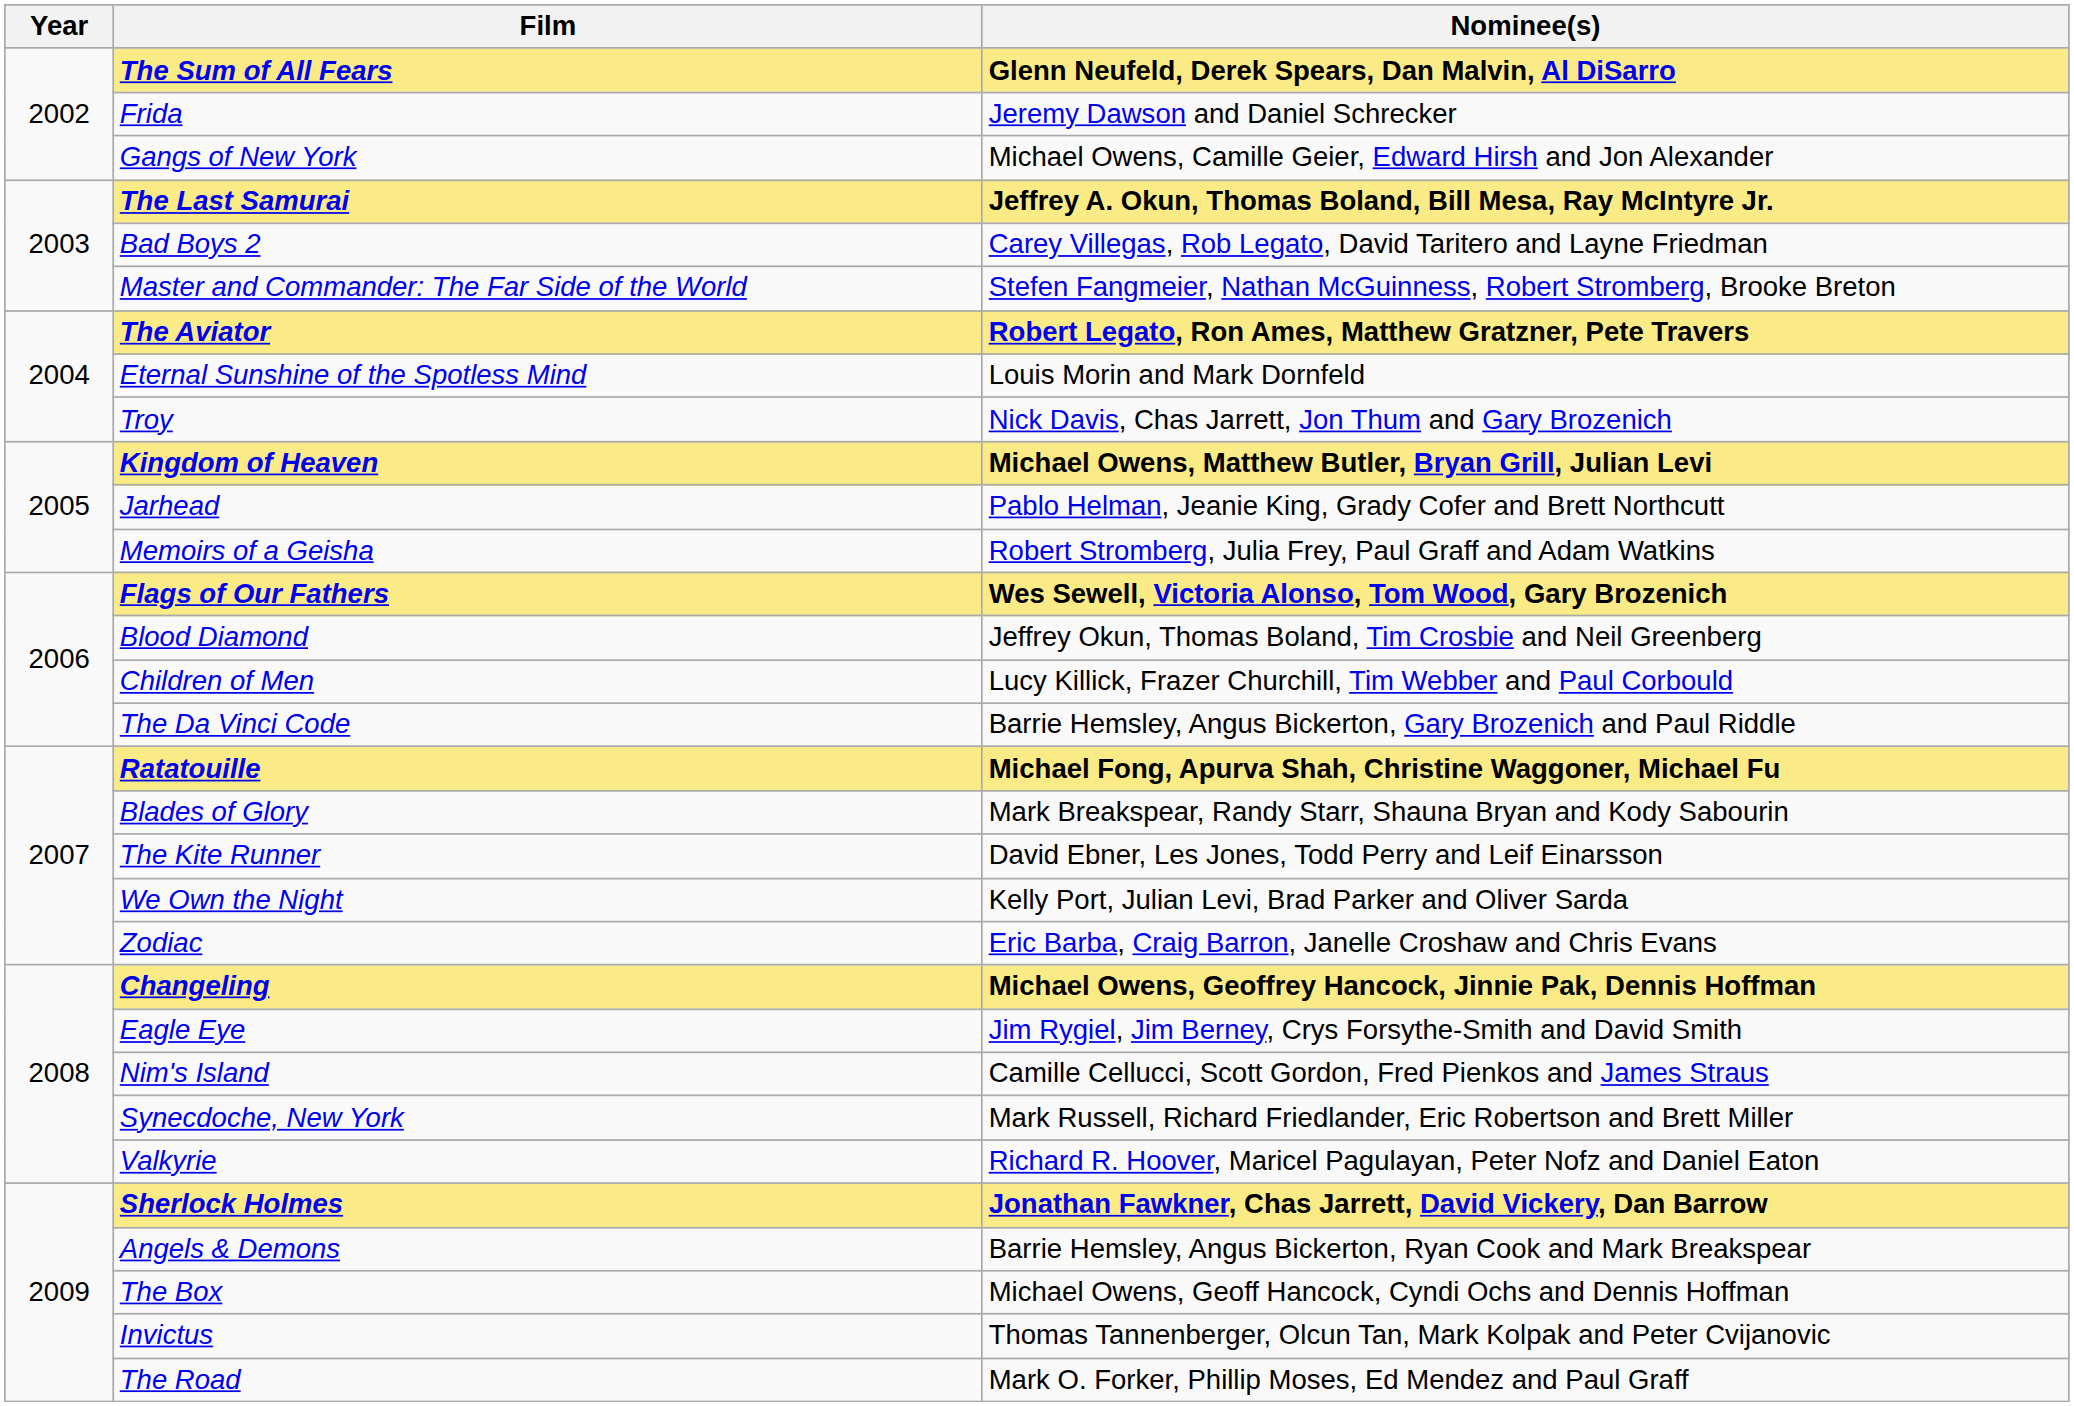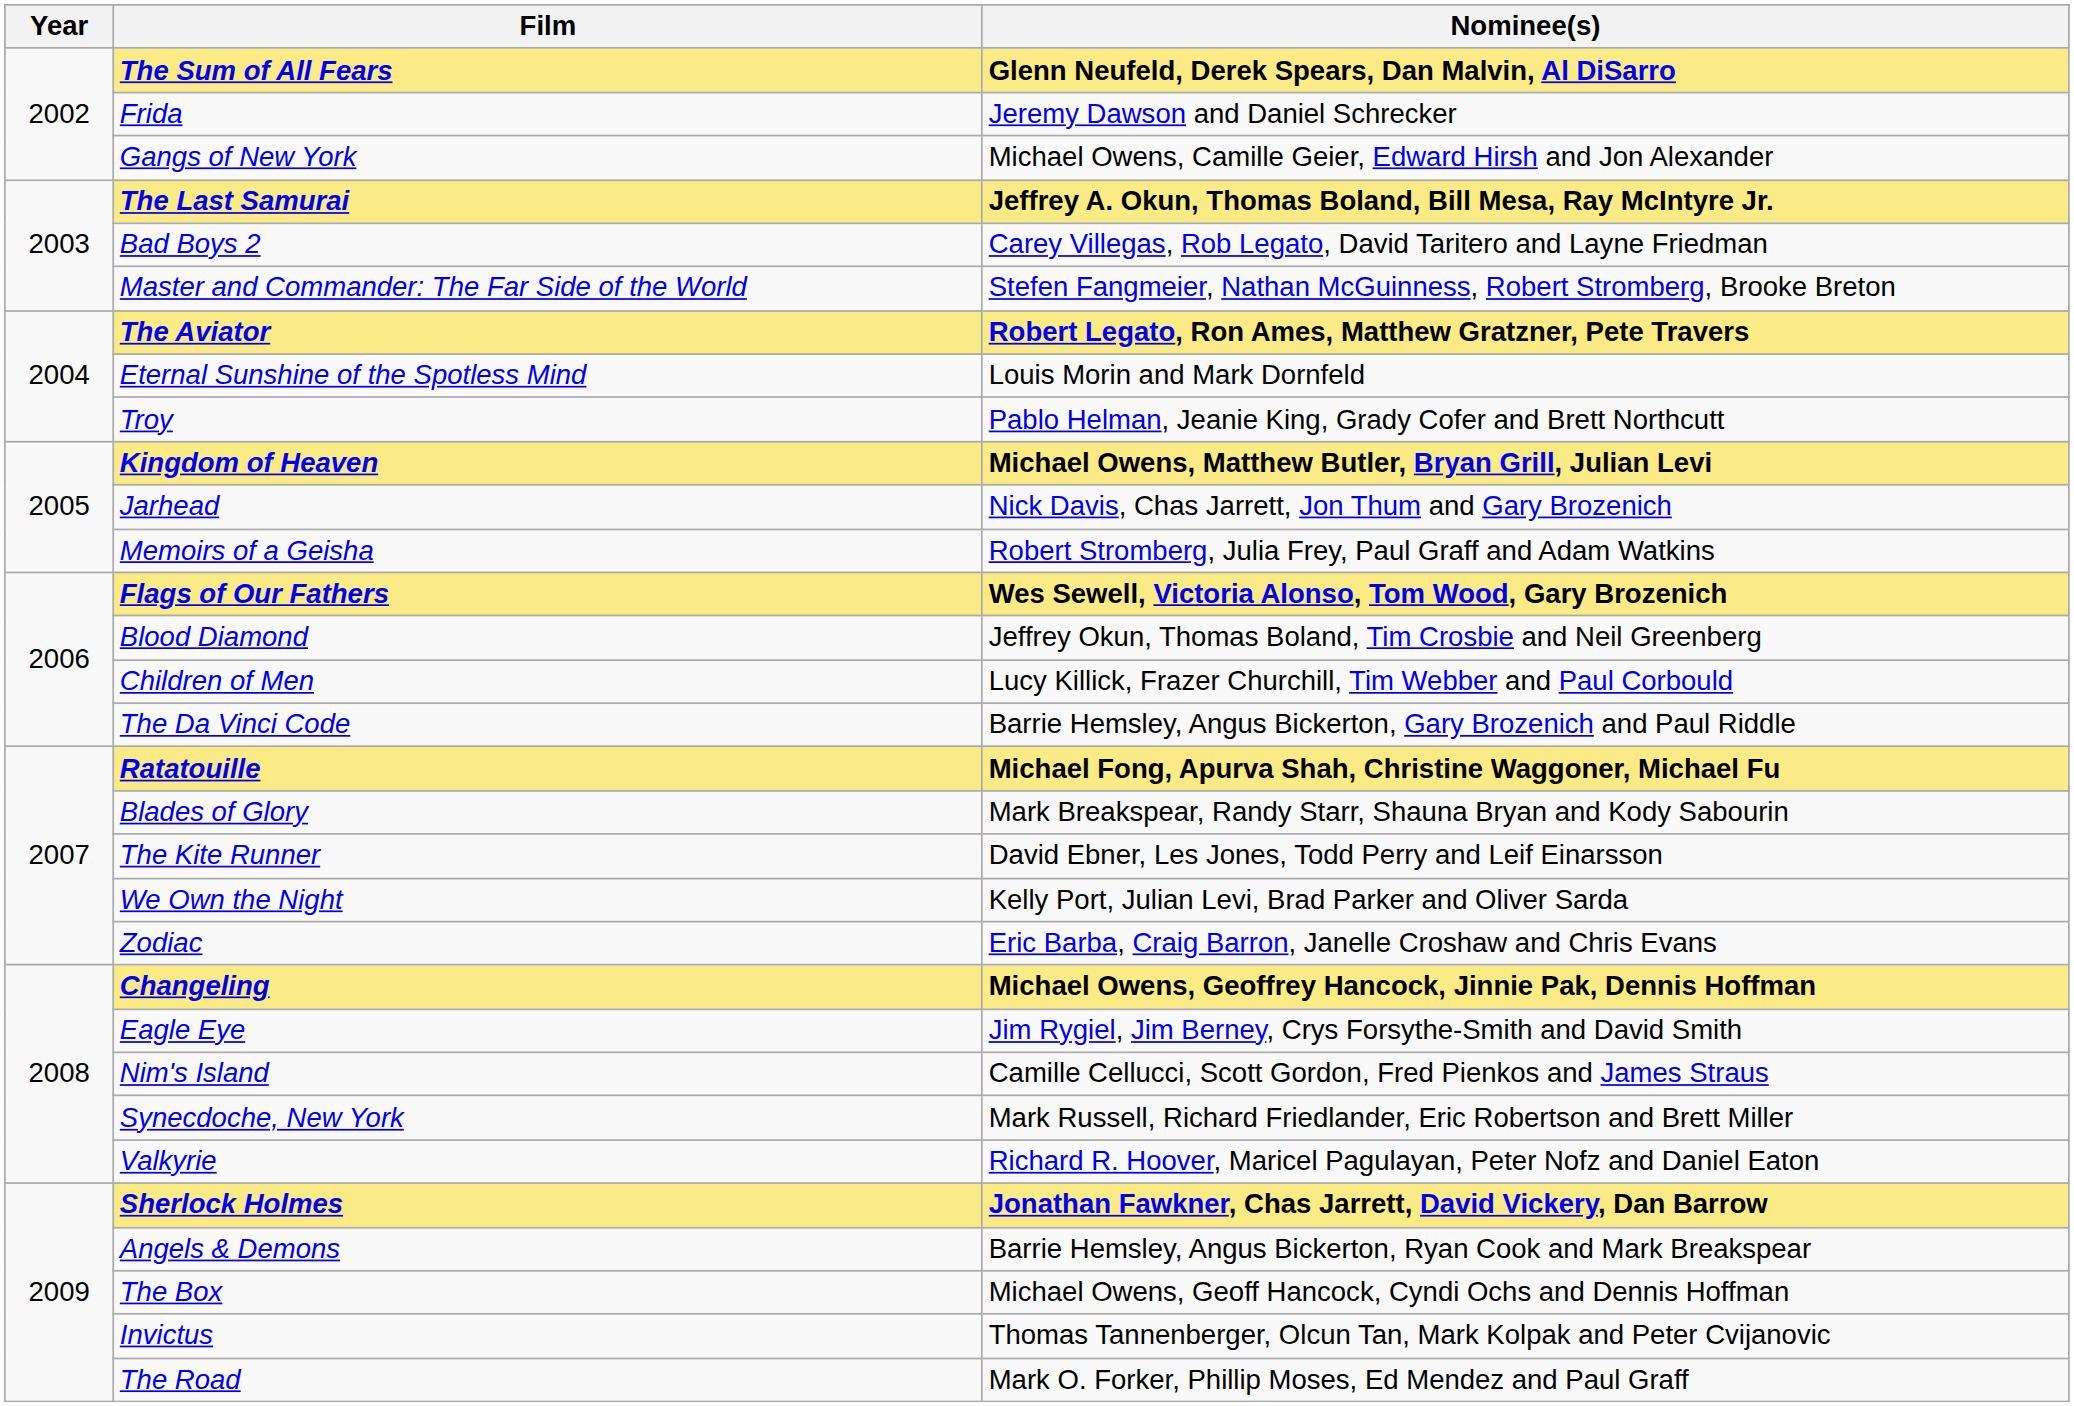(1330, 419) Nick Davis, Chas Jarrett, Jon Thum and Gary Brozenich -> (1357, 419) Pablo Helman, Jeanie King, Grady Cofer and Brett Northcutt
(1357, 506) Pablo Helman, Jeanie King, Grady Cofer and Brett Northcutt -> (1330, 506) Nick Davis, Chas Jarrett, Jon Thum and Gary Brozenich
